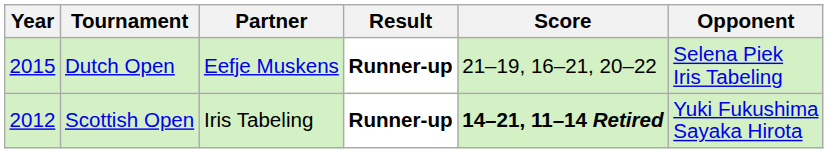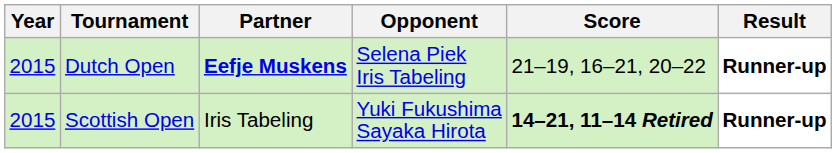columns swapped: (746, 21) <-> (401, 21)
(271, 65) normal -> (275, 65) bold
(32, 121) 2012 -> (32, 121) 2015
